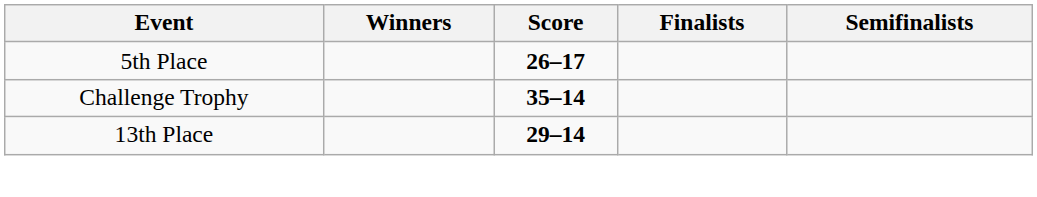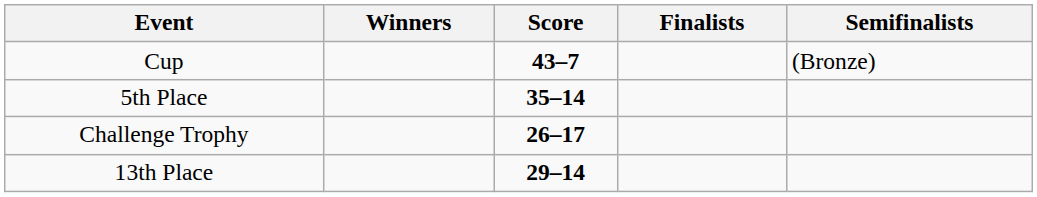+ row: (164, 60)
(556, 60) 26–17 -> (556, 97) 35–14
(556, 97) 35–14 -> (556, 135) 26–17
